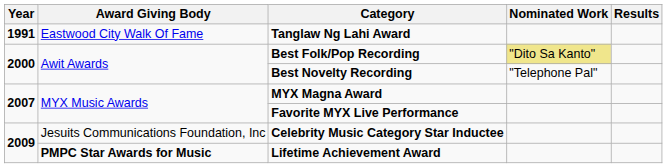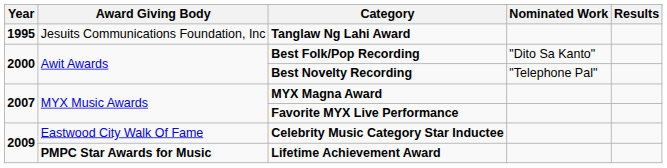(21, 34) 1991 -> (21, 34) 1995
(122, 34) Eastwood City Walk Of Fame -> (153, 34) Jesuits Communications Foundation, Inc
(552, 53) khaki background -> (552, 53) no background
(153, 133) Jesuits Communications Foundation, Inc -> (122, 133) Eastwood City Walk Of Fame
